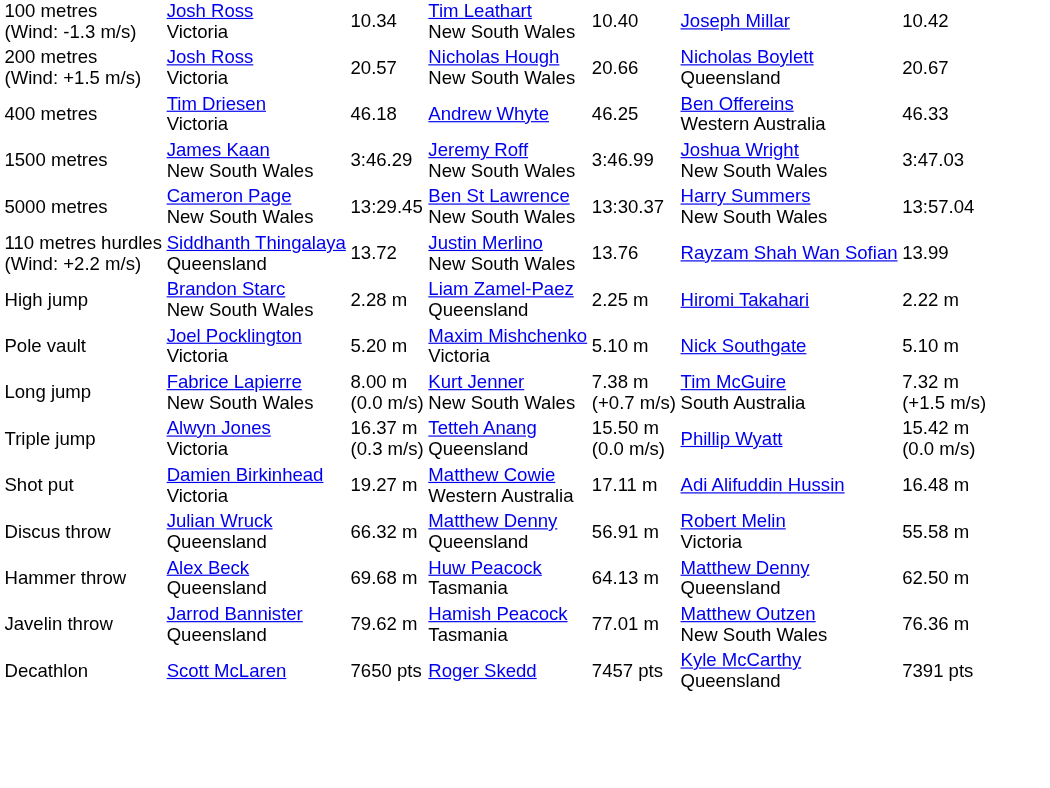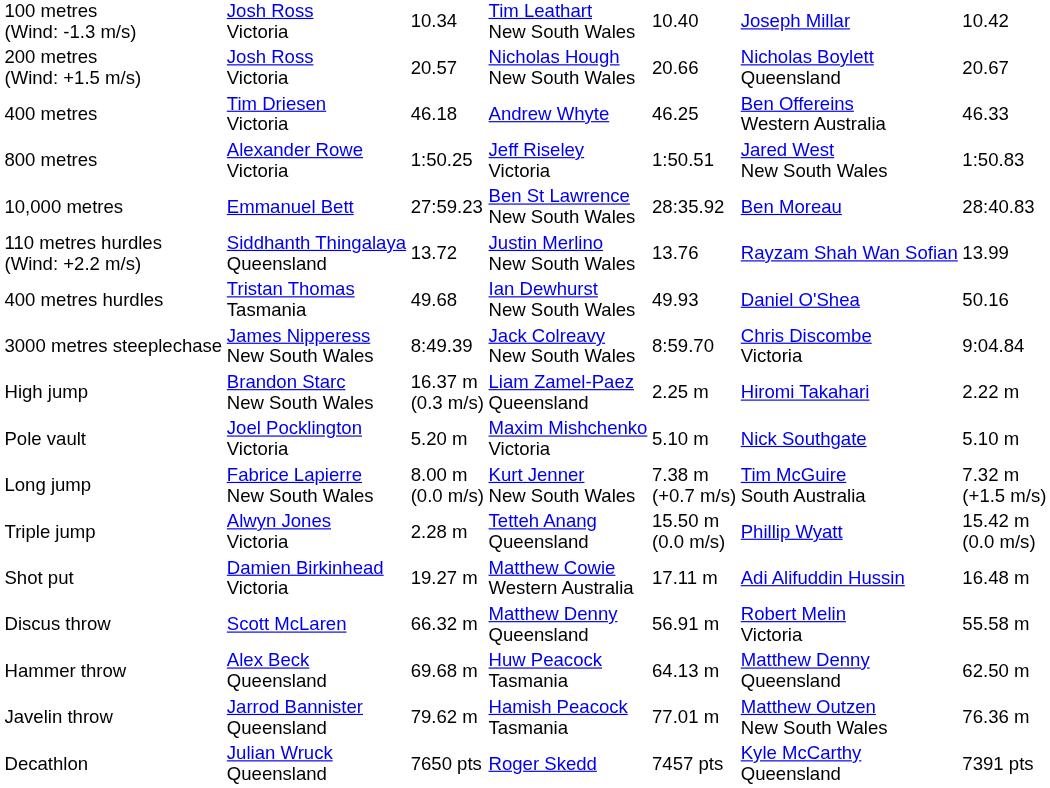+ row: (51, 160)
- row: (56, 160)
- row: (56, 206)
+ row: (64, 206)
+ row: (84, 299)
+ row: (113, 346)
(379, 299) 2.28 m -> (447, 392) 16.37 m (0.3 m/s)
(387, 438) 16.37 m (0.3 m/s) -> (439, 531) 2.28 m
(220, 531) Julian Wruck Queensland -> (287, 624) Scott McLaren
(226, 670) Scott McLaren -> (280, 763) Julian Wruck Queensland
